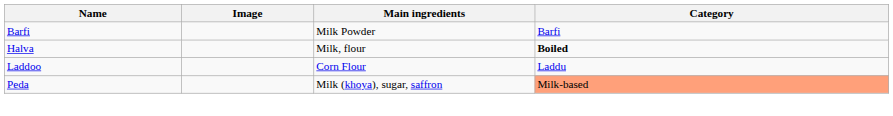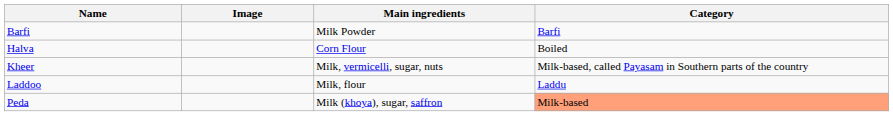(341, 48) Milk, flour -> (341, 48) Corn Flour
(553, 48) bold -> (552, 48) normal
+ row: (21, 66)
(341, 66) Corn Flour -> (341, 84) Milk, flour
